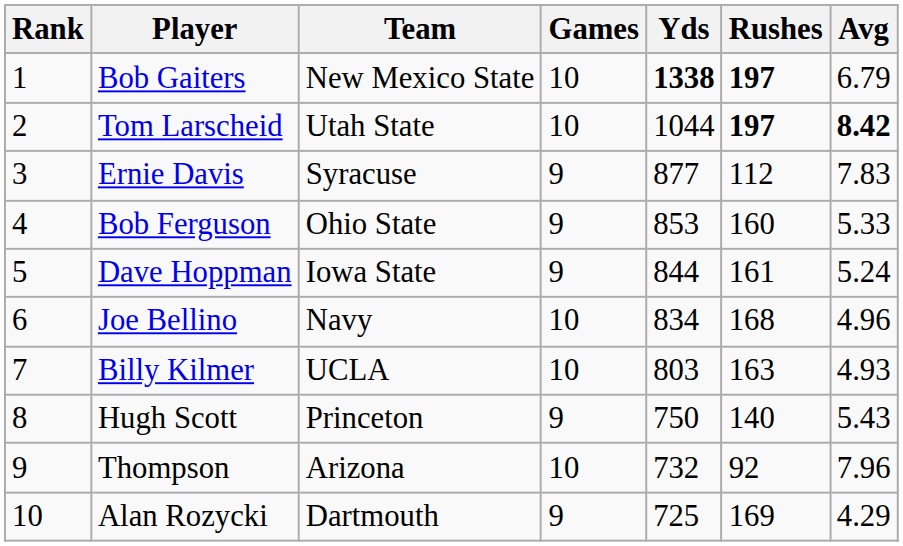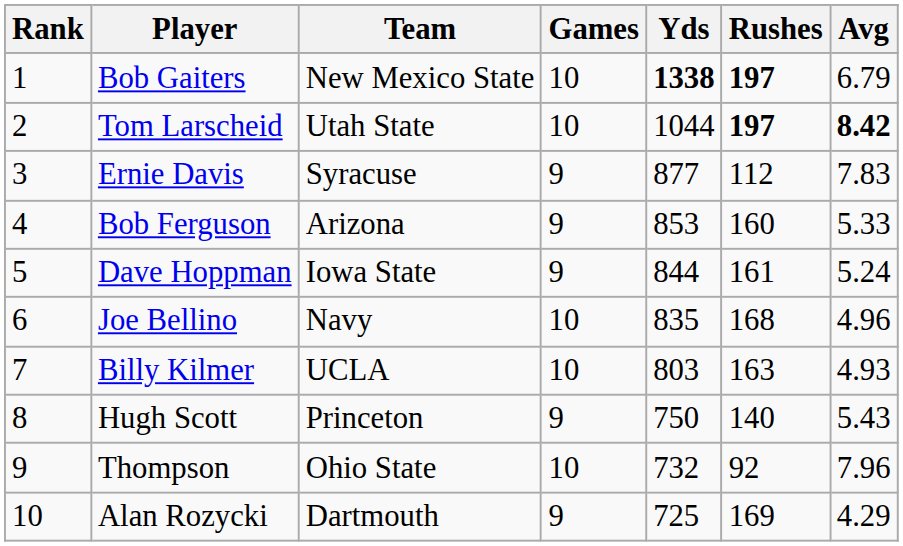(371, 223) Ohio State -> (355, 223) Arizona
(676, 321) 834 -> (676, 321) 835
(355, 467) Arizona -> (371, 467) Ohio State
